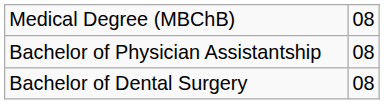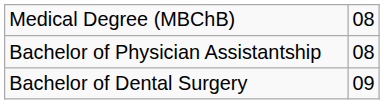(364, 83) 08 -> (364, 83) 09
